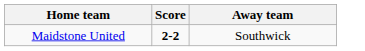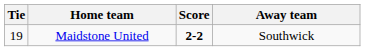+ column: (16, 14)
